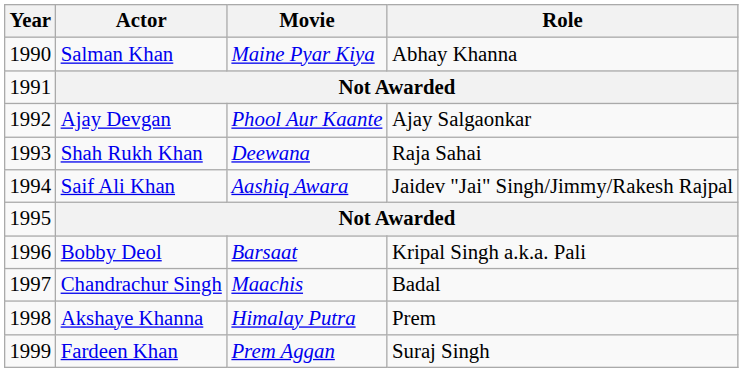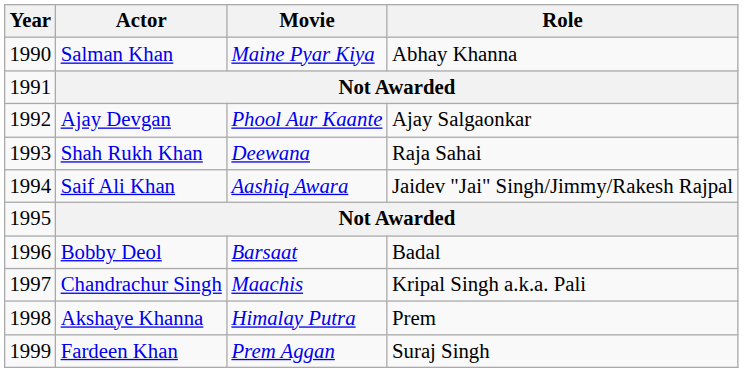(489, 251) Kripal Singh a.k.a. Pali -> (416, 251) Badal
(416, 284) Badal -> (489, 284) Kripal Singh a.k.a. Pali
